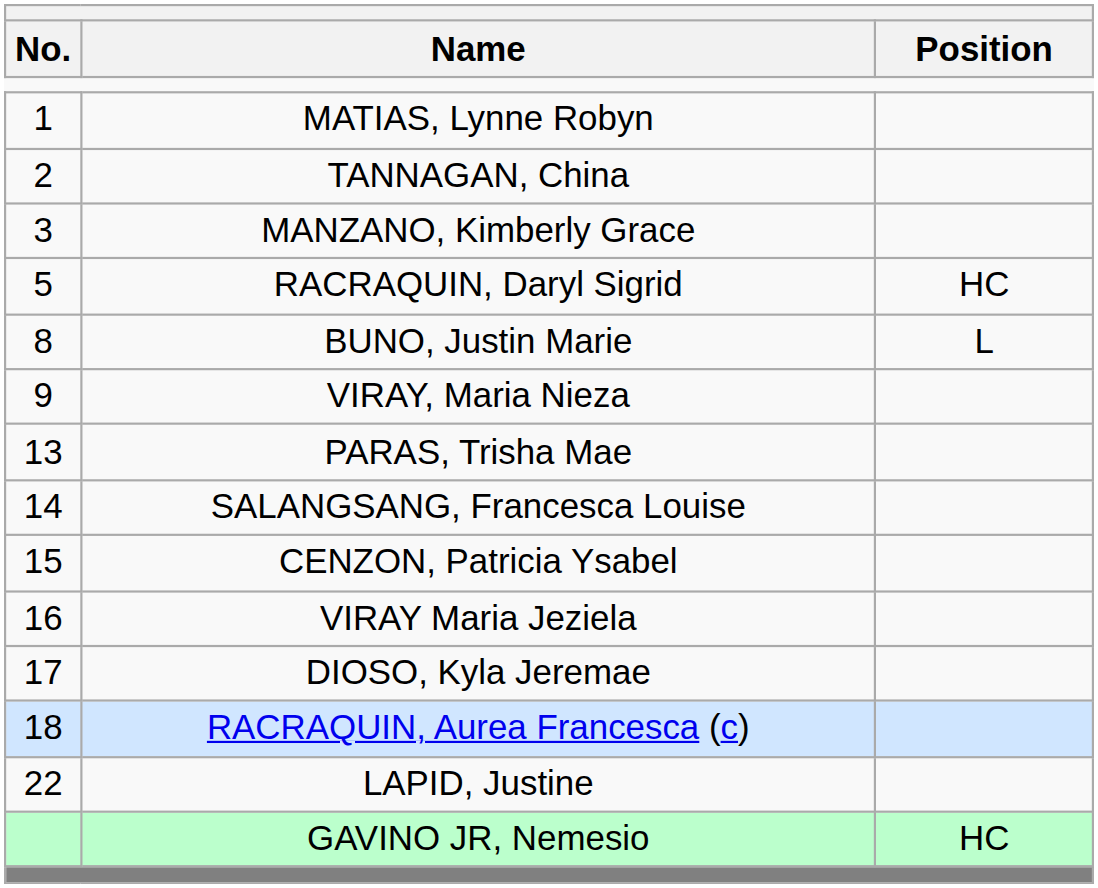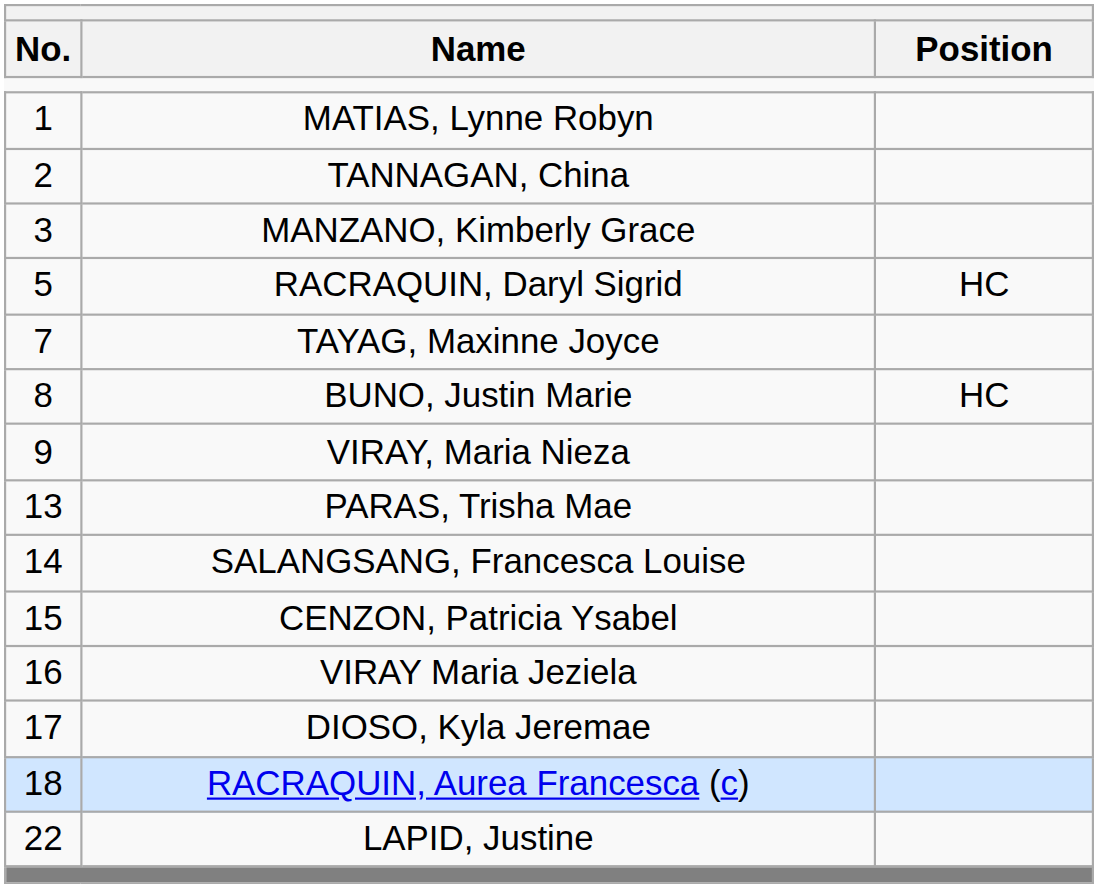+ row: (43, 340)
(984, 340) L -> (984, 396) HC
- row: (43, 839)
